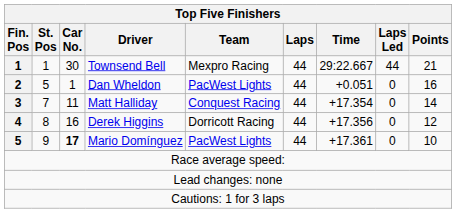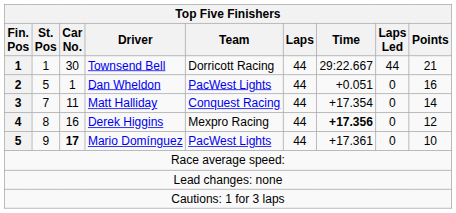(229, 66) Mexpro Racing -> (231, 66) Dorricott Racing
(231, 123) Dorricott Racing -> (229, 123) Mexpro Racing
(351, 123) normal -> (351, 123) bold
